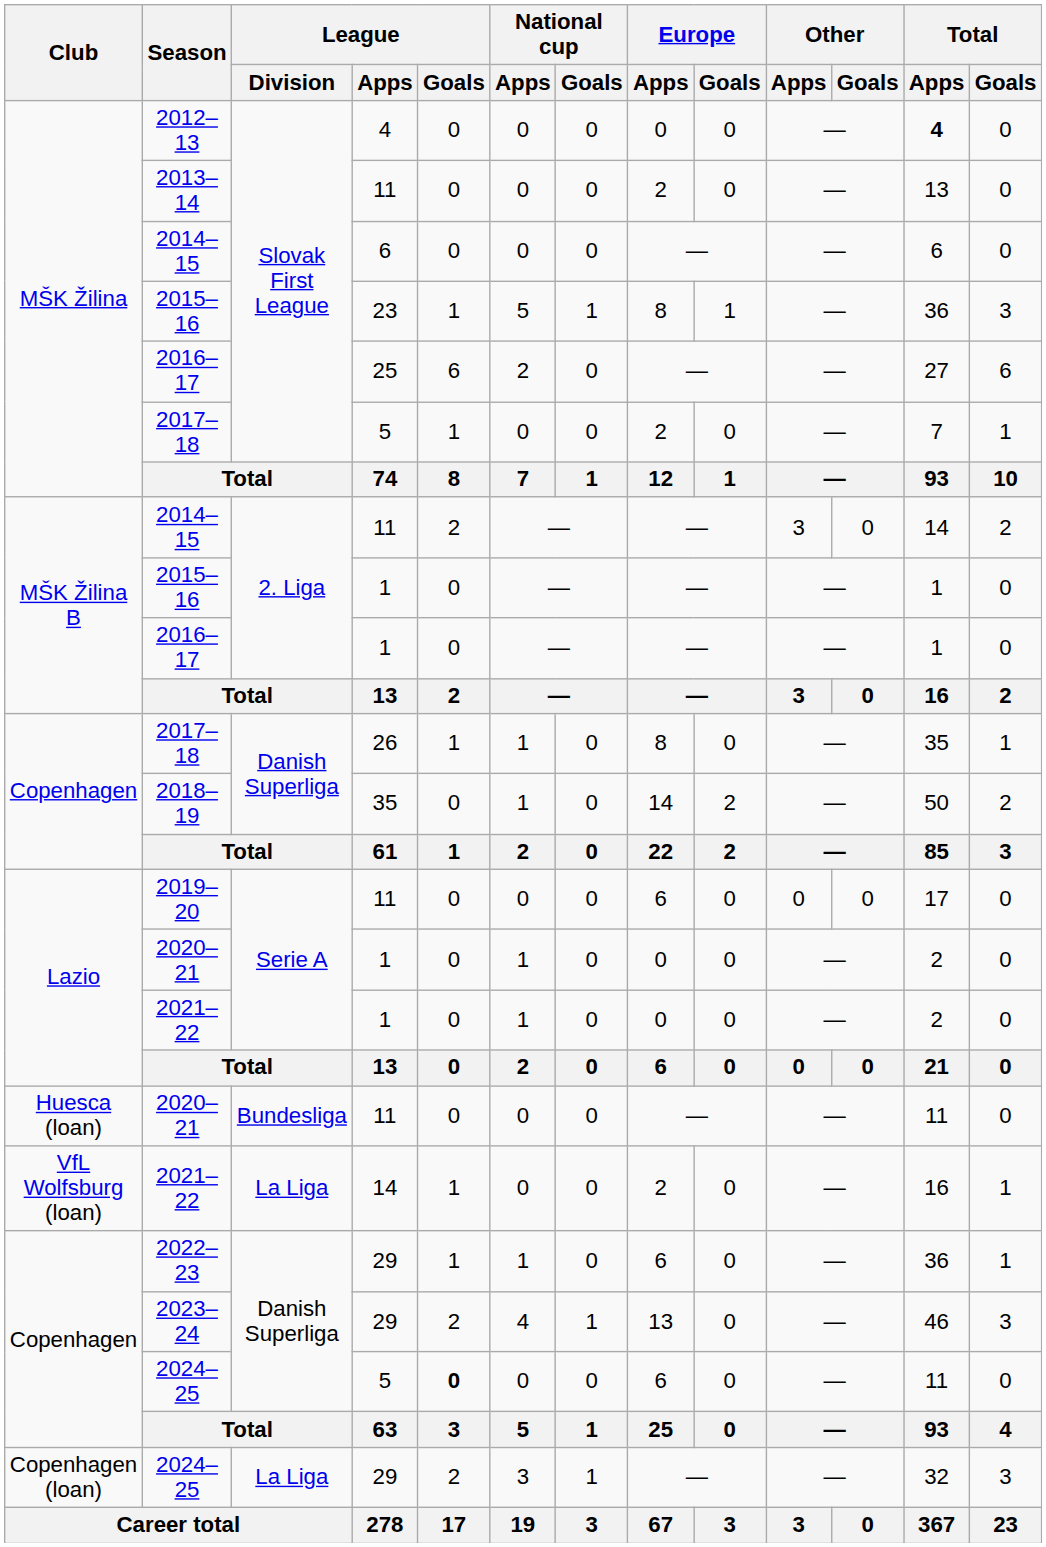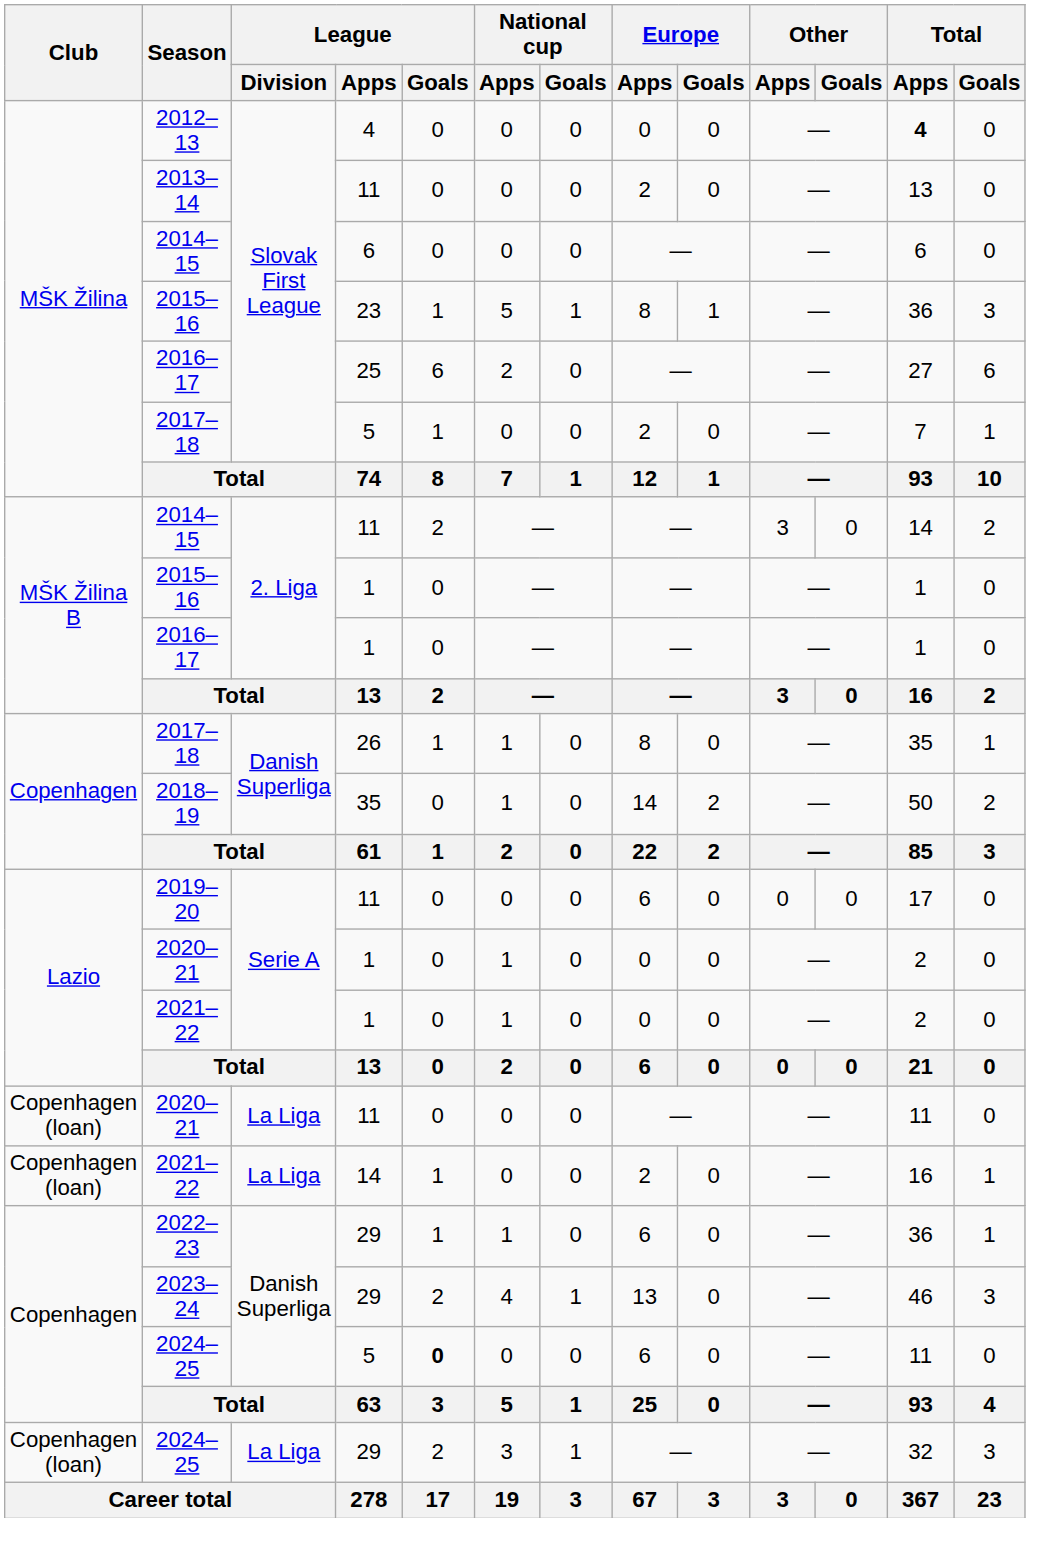(74, 1115) Huesca (loan) -> (74, 1115) Copenhagen (loan)
(292, 1115) Bundesliga -> (284, 1115) La Liga
(74, 1188) VfL Wolfsburg (loan) -> (74, 1175) Copenhagen (loan)
